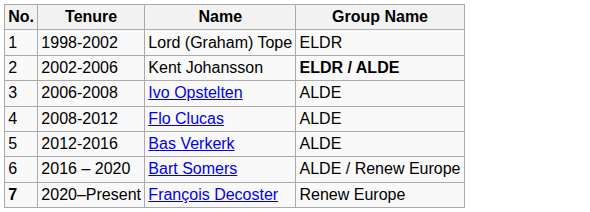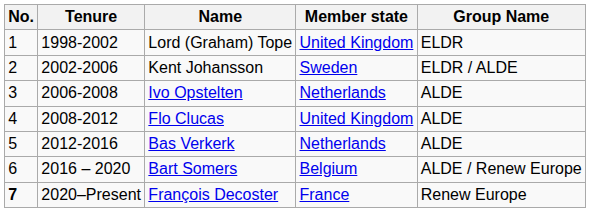+ column: (356, 17)
(349, 67) bold -> (469, 67) normal
